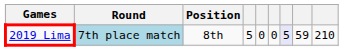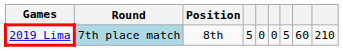(286, 35) lavender background -> (286, 35) no background
(302, 35) 59 -> (302, 35) 60
